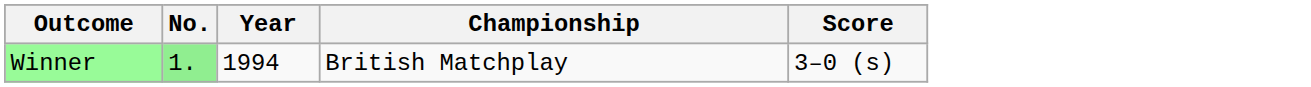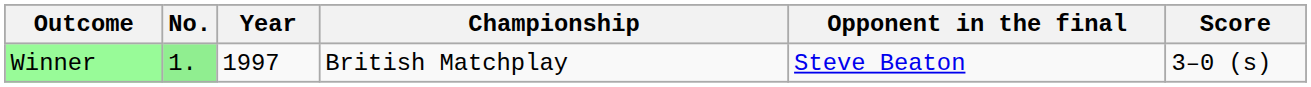+ column: (977, 24)
(251, 63) 1994 -> (251, 63) 1997
